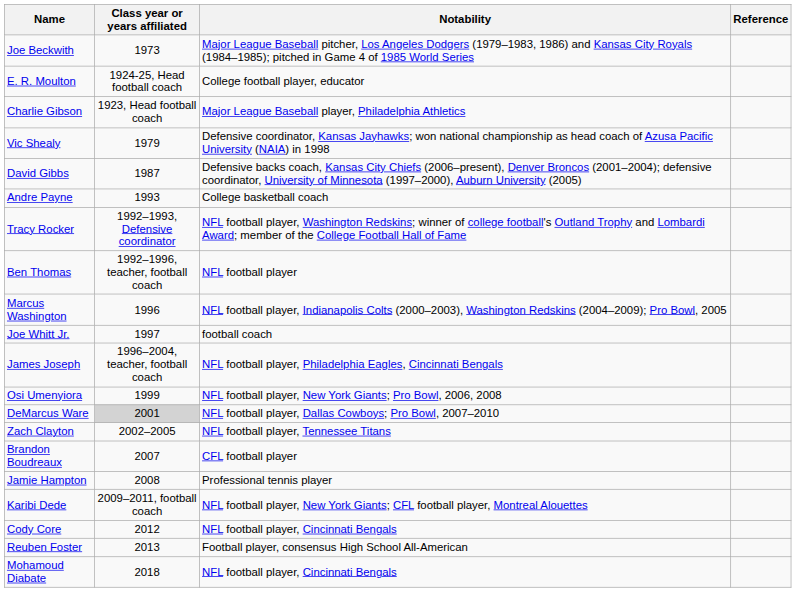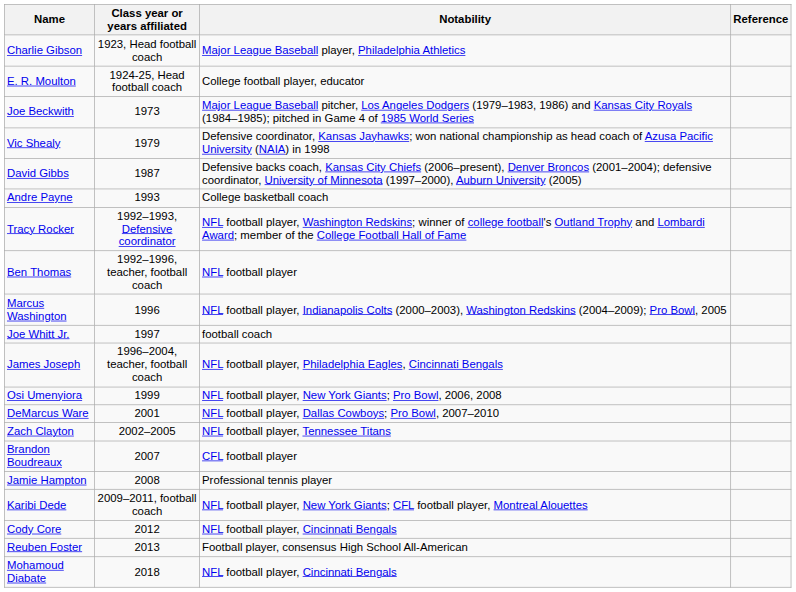rows swapped: (45, 112) <-> (40, 50)
(147, 413) lightgrey background -> (147, 413) no background
